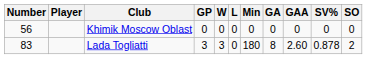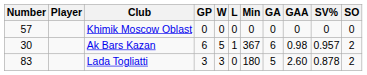(26, 29) 56 -> (26, 29) 57
+ row: (121, 45)
(273, 45) 8 -> (273, 62) 5
